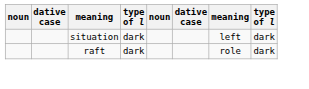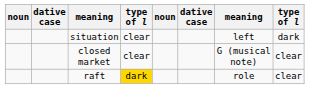(134, 37) dark -> (136, 37) clear
+ row: (94, 56)
(134, 51) no background -> (136, 76) gold background
(264, 51) dark -> (289, 76) clear
